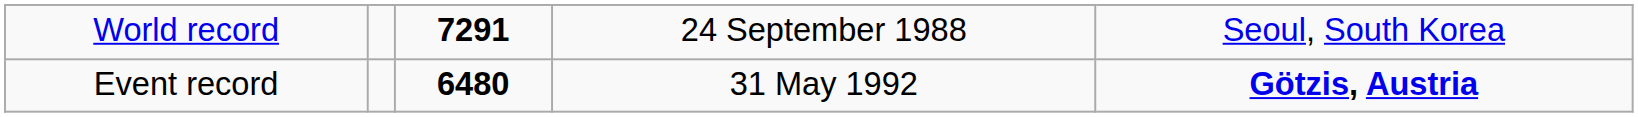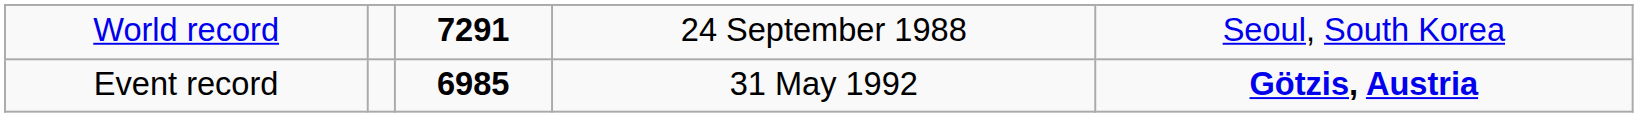(473, 84) 6480 -> (473, 84) 6985
